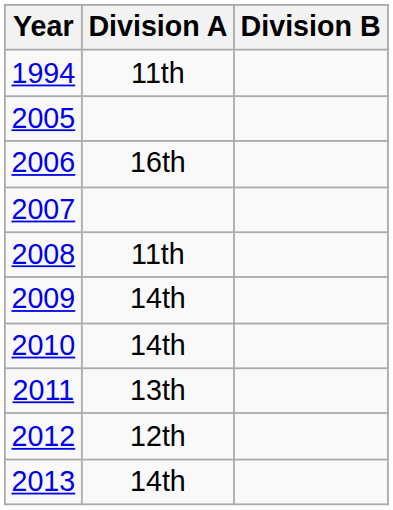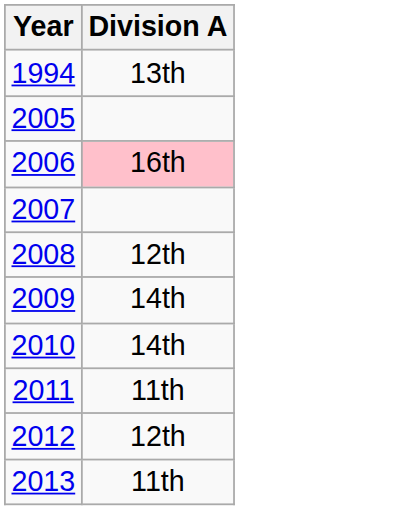- column: (311, 27)
(158, 72) 11th -> (158, 72) 13th
(158, 163) no background -> (158, 163) pink background
(158, 254) 11th -> (158, 254) 12th
(158, 390) 13th -> (158, 390) 11th
(158, 481) 14th -> (158, 481) 11th
